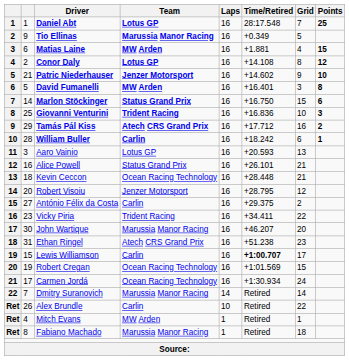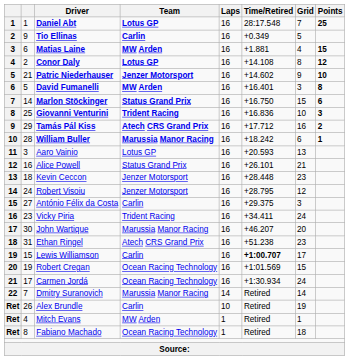(168, 36) Marussia Manor Racing -> (134, 36) Carlin
(134, 139) Carlin -> (168, 139) Marussia Manor Racing
(170, 178) Ocean Racing Technology -> (155, 178) Jenzer Motorsport
(302, 178) 21 -> (302, 178) 23
(28, 190) 20 -> (28, 190) 24
(299, 203) 2 -> (299, 203) 3
(302, 216) 22 -> (302, 216) 24
(302, 306) 22 -> (302, 306) 19
(165, 332) Marussia Manor Racing -> (170, 332) Ocean Racing Technology
